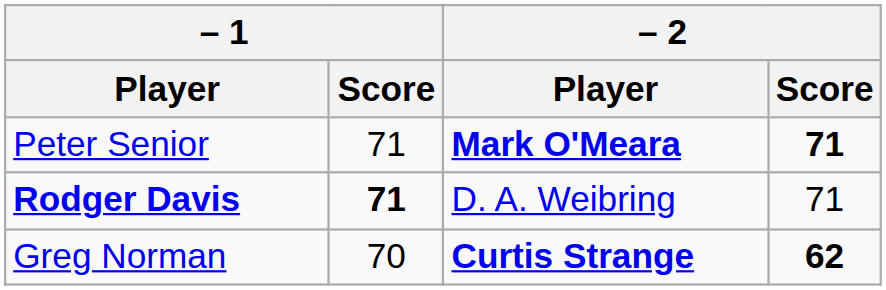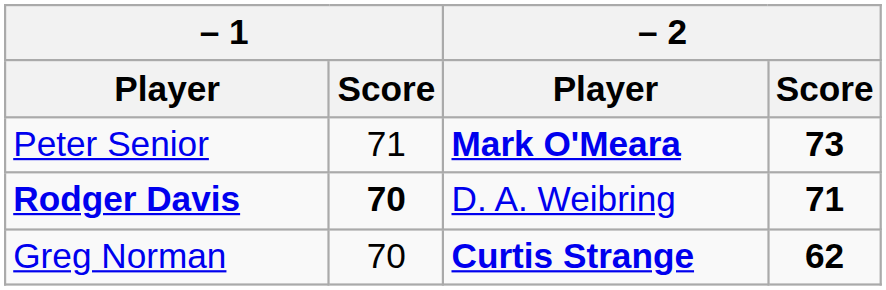(825, 144) 71 -> (825, 144) 73
(386, 199) 71 -> (386, 199) 70
(825, 199) normal -> (825, 199) bold
